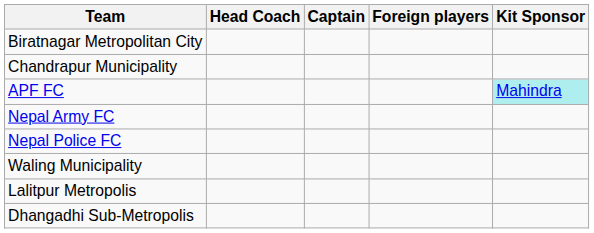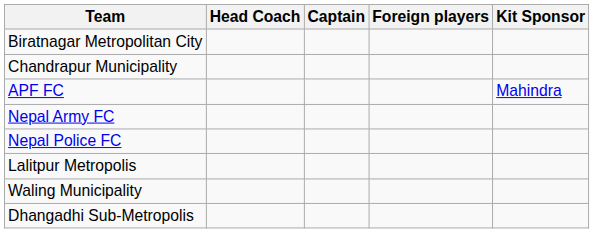(529, 91) paleturquoise background -> (529, 91) no background
rows swapped: (75, 166) <-> (72, 191)
